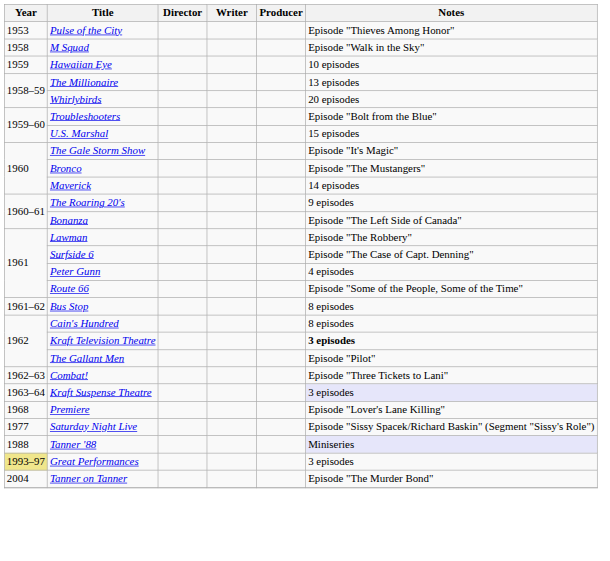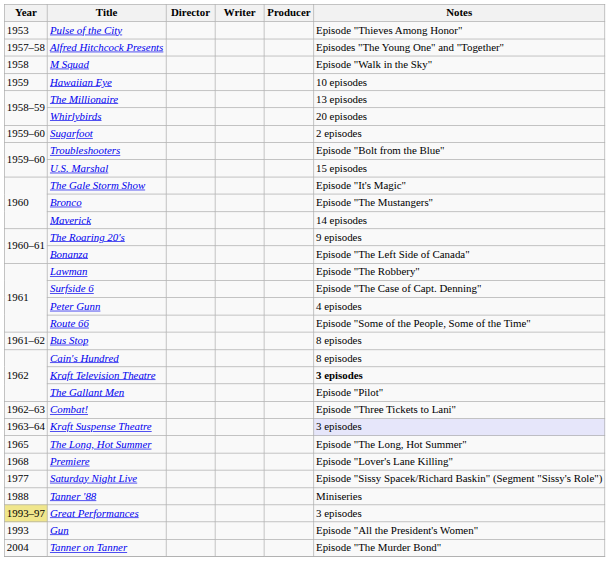+ row: (107, 47)
+ row: (71, 133)
+ row: (101, 444)
(331, 444) lavender background -> (339, 496) no background
+ row: (59, 530)
